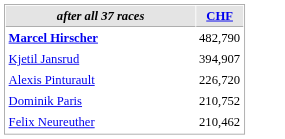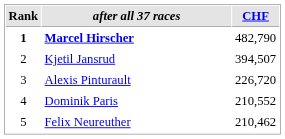+ column: (23, 16)
(220, 59) 394,907 -> (256, 59) 394,507
(220, 101) 210,752 -> (256, 101) 210,552
